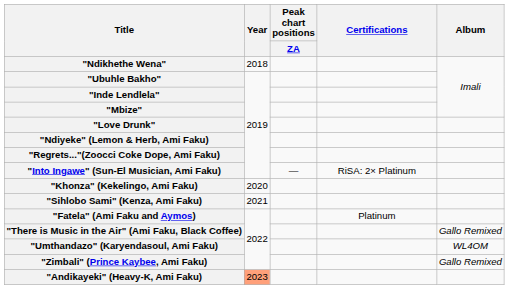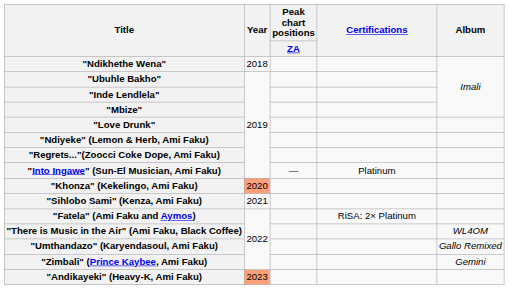(377, 170) RiSA: 2× Platinum -> (377, 170) Platinum
(257, 185) no background -> (257, 185) lightsalmon background
(377, 216) Platinum -> (377, 216) RiSA: 2× Platinum
(470, 231) Gallo Remixed -> (470, 231) WL4OM
(470, 246) WL4OM -> (470, 246) Gallo Remixed
(470, 262) Gallo Remixed -> (470, 262) Gemini
